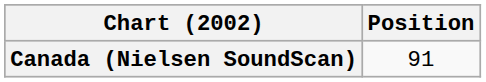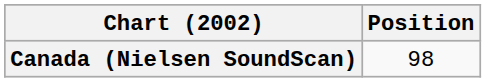(421, 59) 91 -> (421, 59) 98
